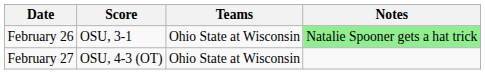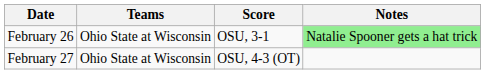columns swapped: (234, 15) <-> (121, 15)
